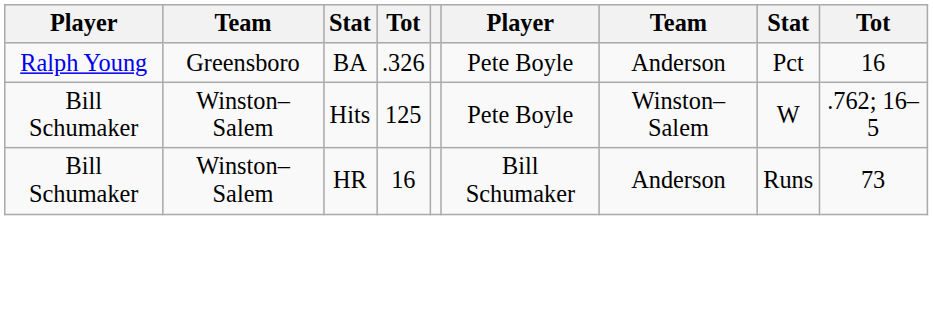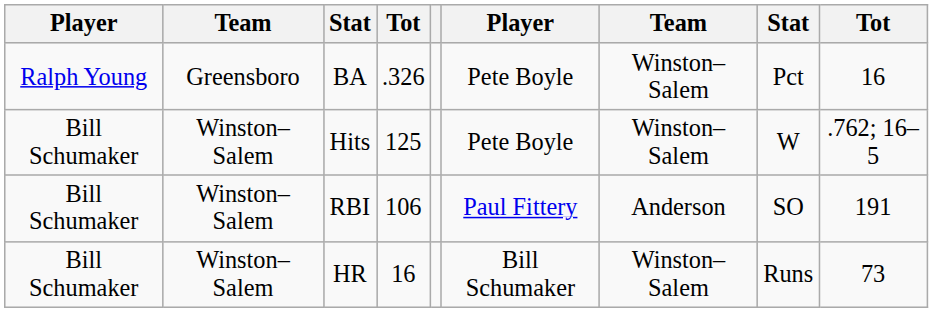(678, 62) Anderson -> (678, 76) Winston–Salem
+ row: (350, 207)
(678, 180) Anderson -> (678, 273) Winston–Salem
